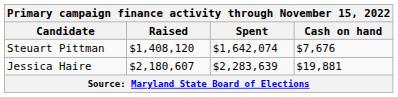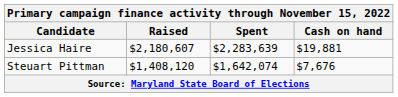rows swapped: (56, 48) <-> (49, 66)
